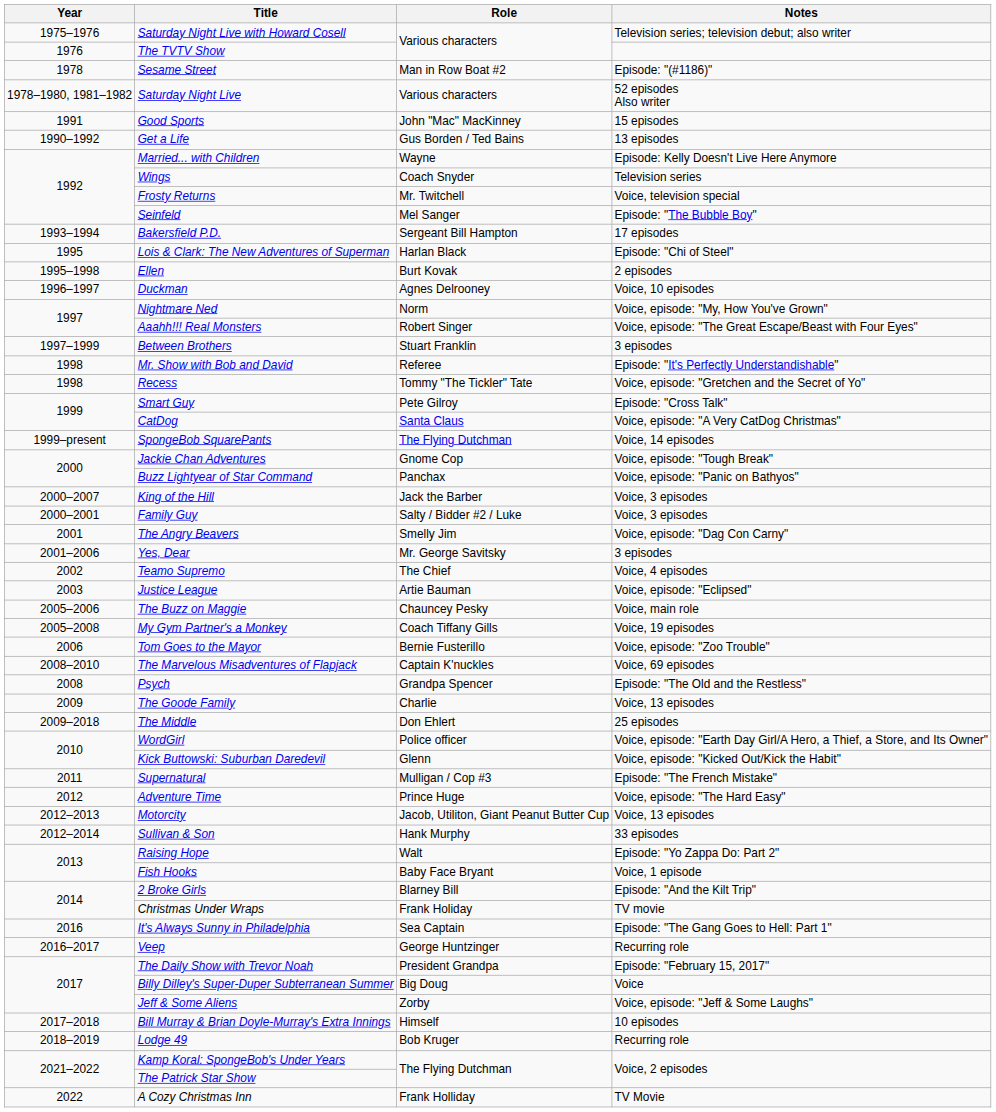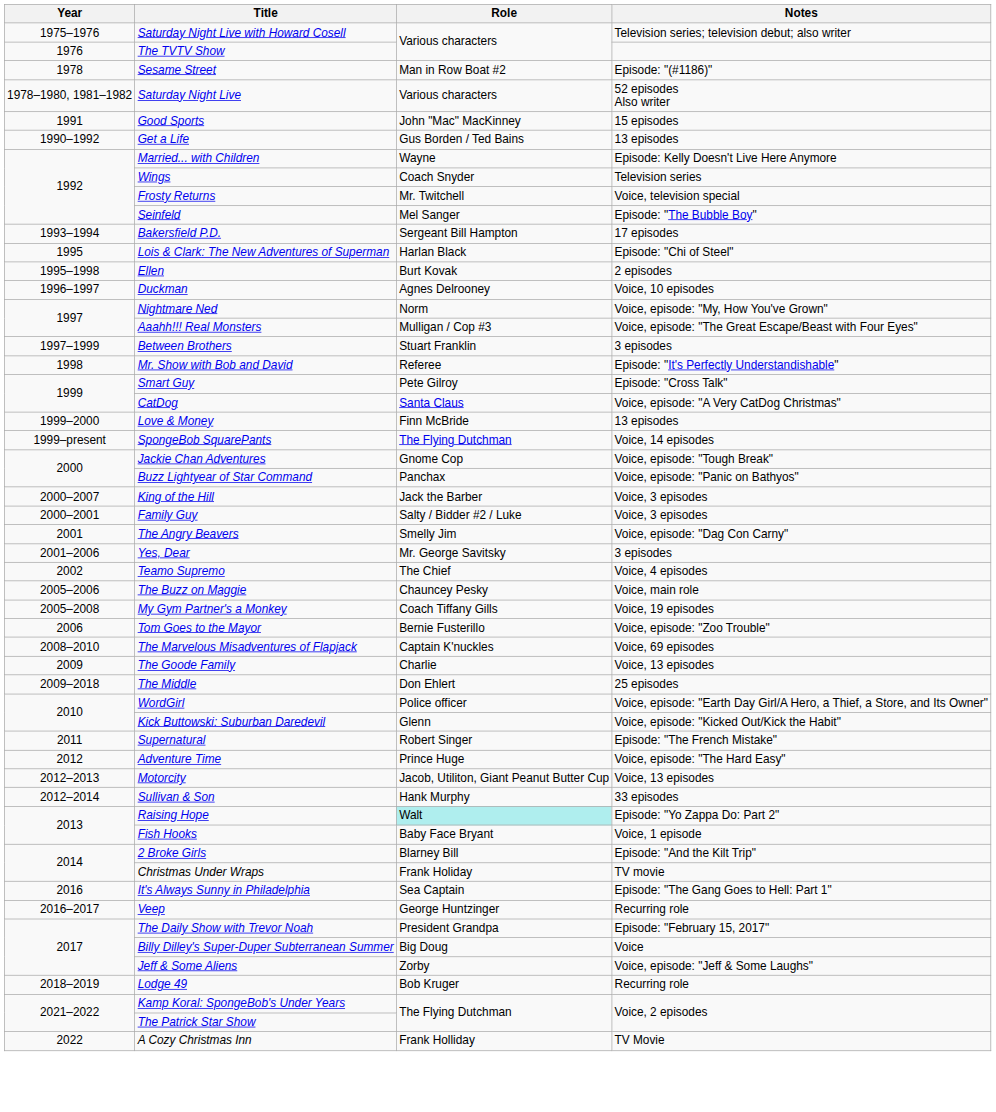(436, 327) Robert Singer -> (445, 327) Mulligan / Cop #3
- row: (157, 383)
+ row: (176, 421)
- row: (177, 590)
- row: (154, 684)
(445, 778) Mulligan / Cop #3 -> (436, 740) Robert Singer
(411, 853) no background -> (411, 815) paleturquoise background
- row: (264, 1022)
